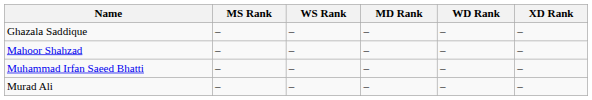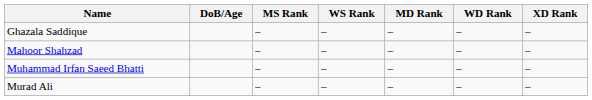+ column: (221, 13)
